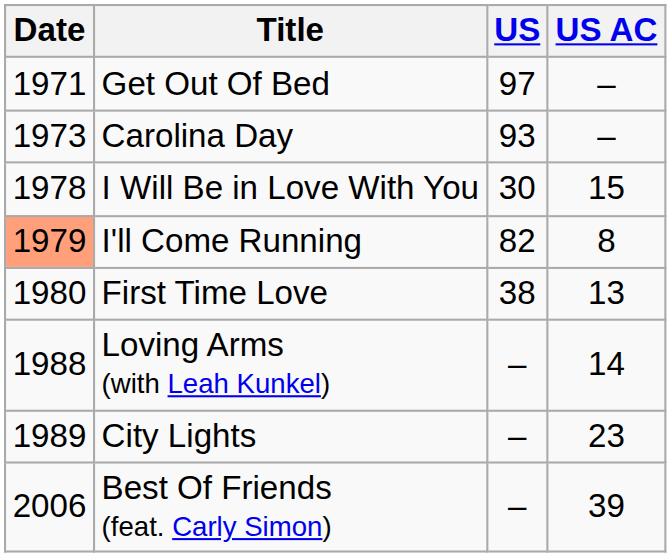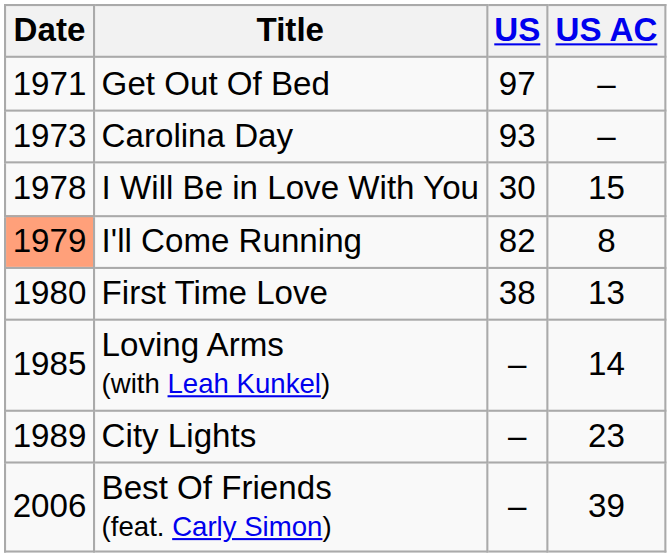(50, 364) 1988 -> (50, 364) 1985
